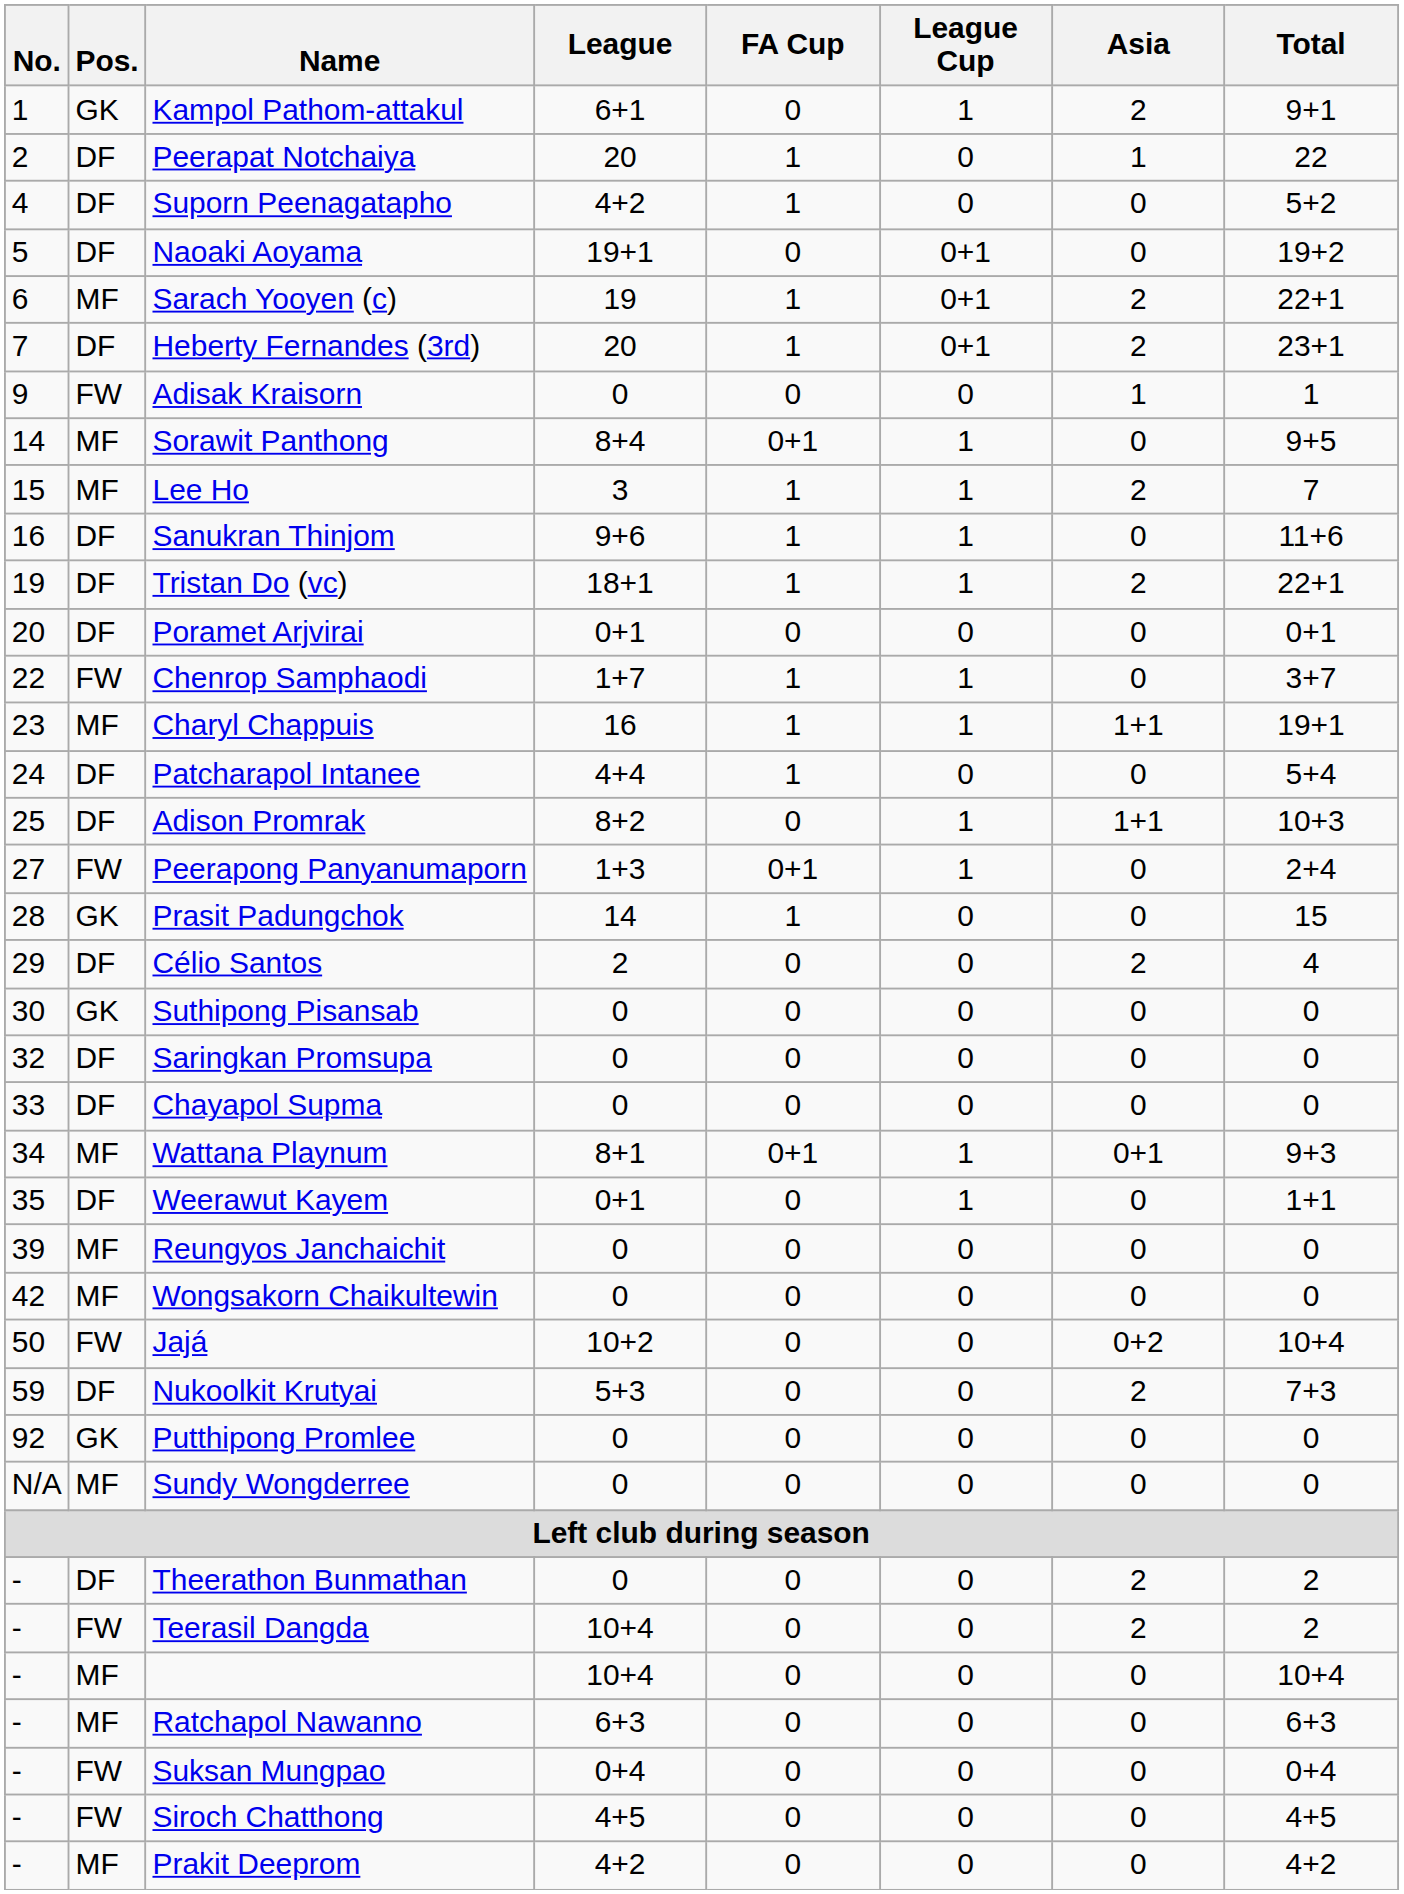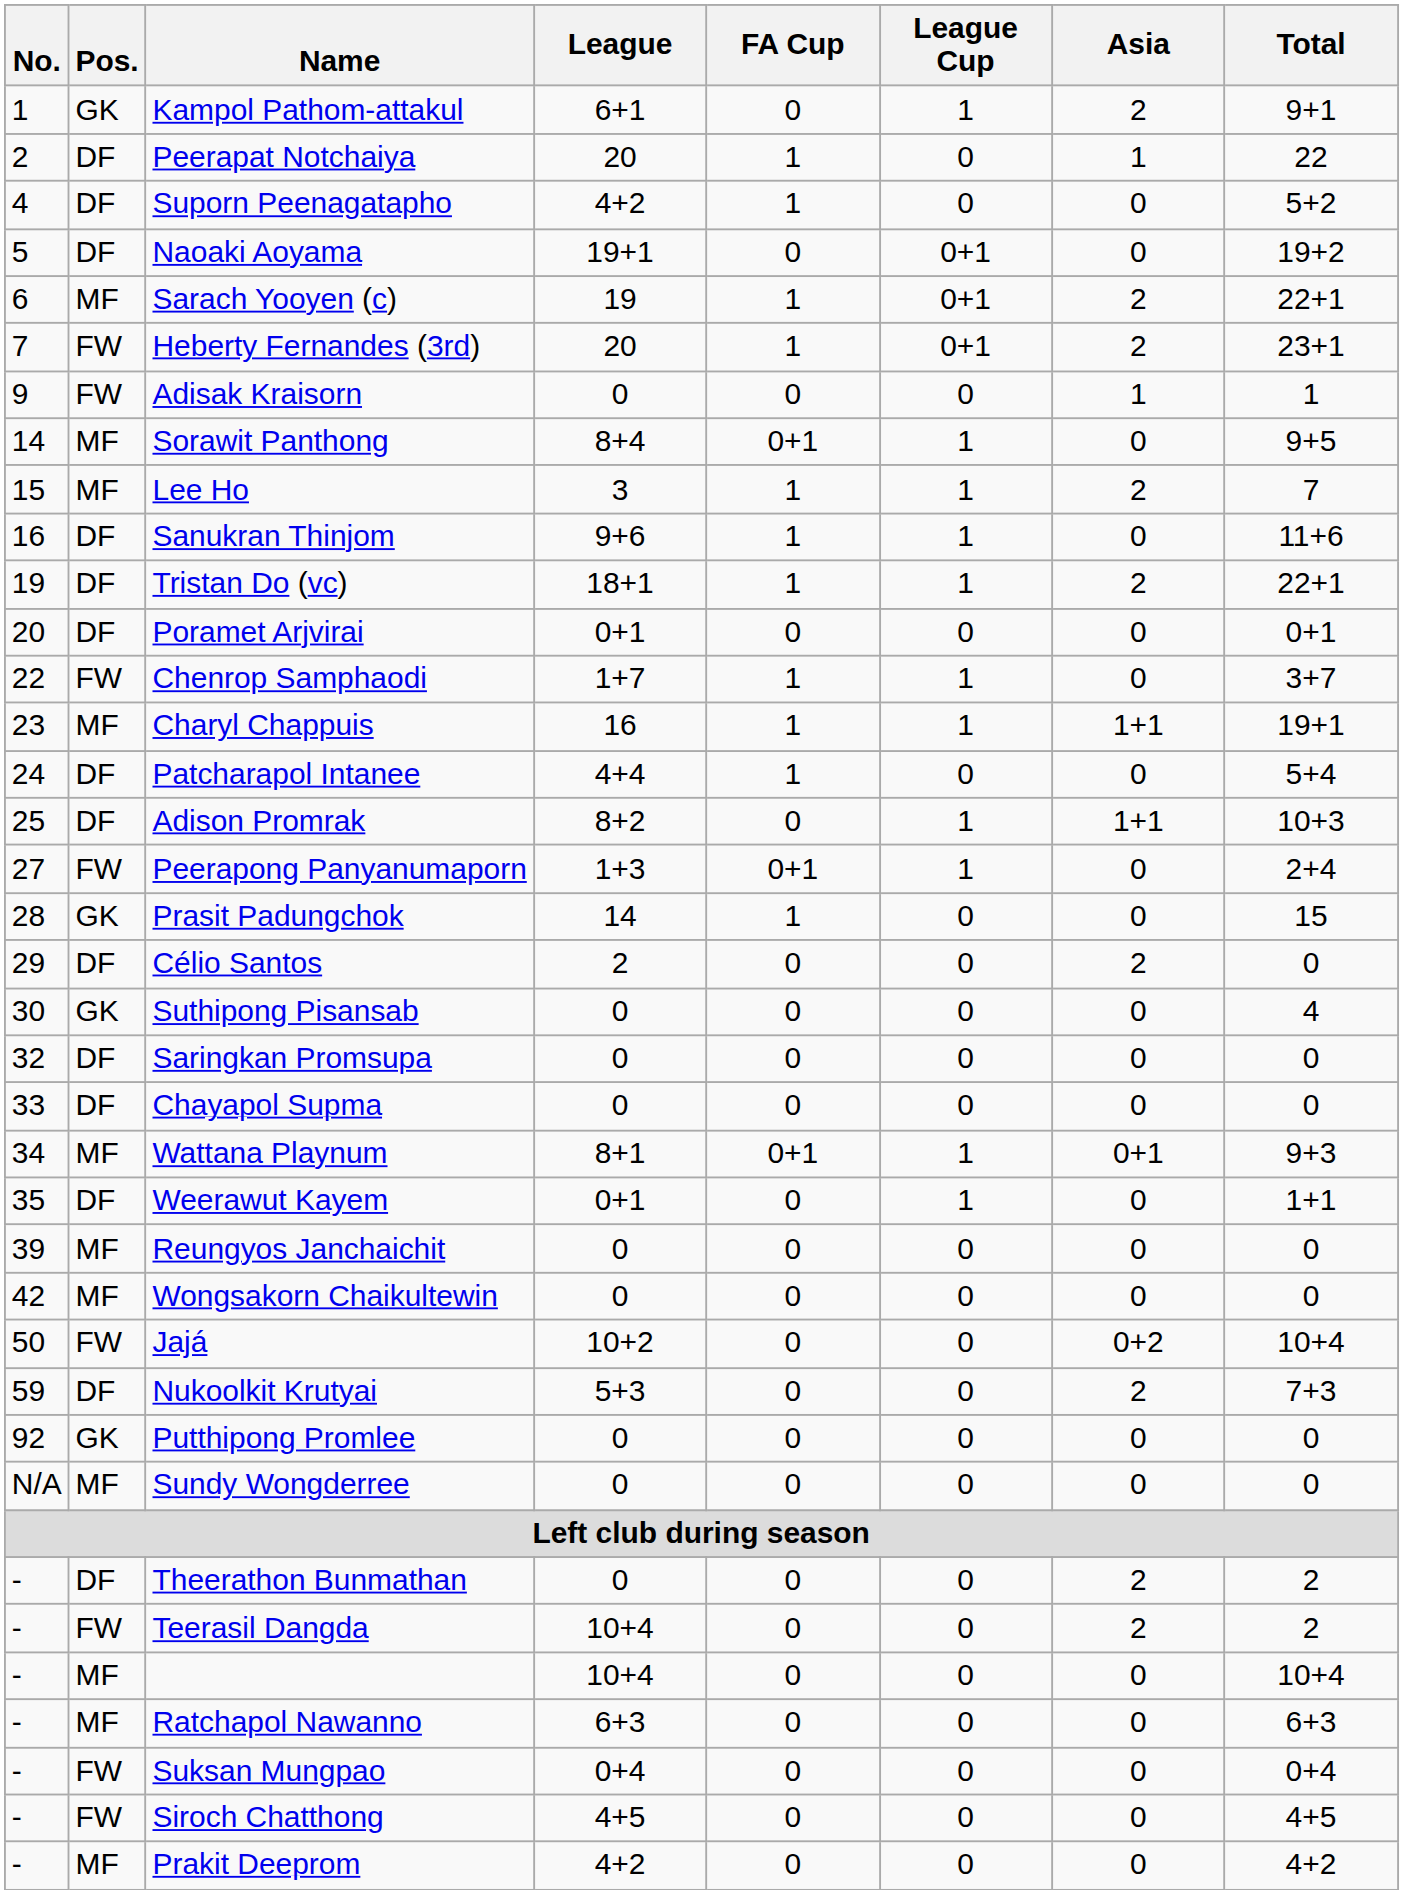(95, 346) DF -> (99, 346) FW
(1311, 963) 4 -> (1311, 963) 0
(1311, 1010) 0 -> (1311, 1010) 4
